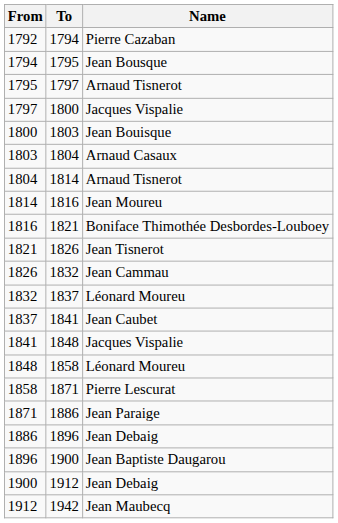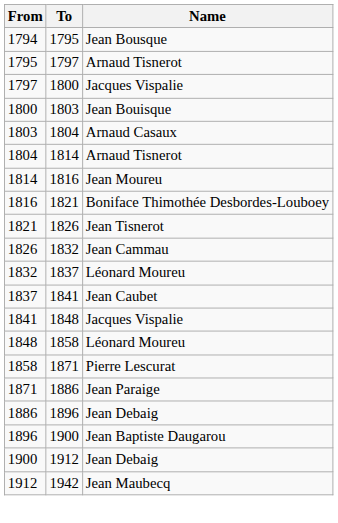- row: (23, 39)
